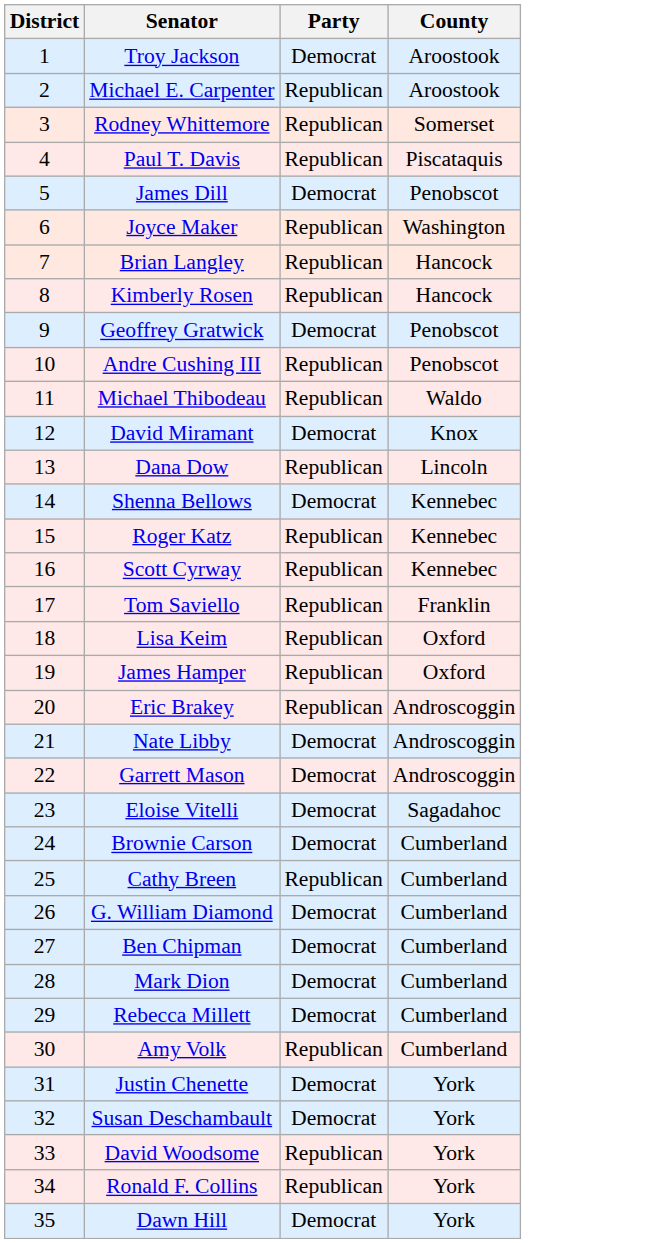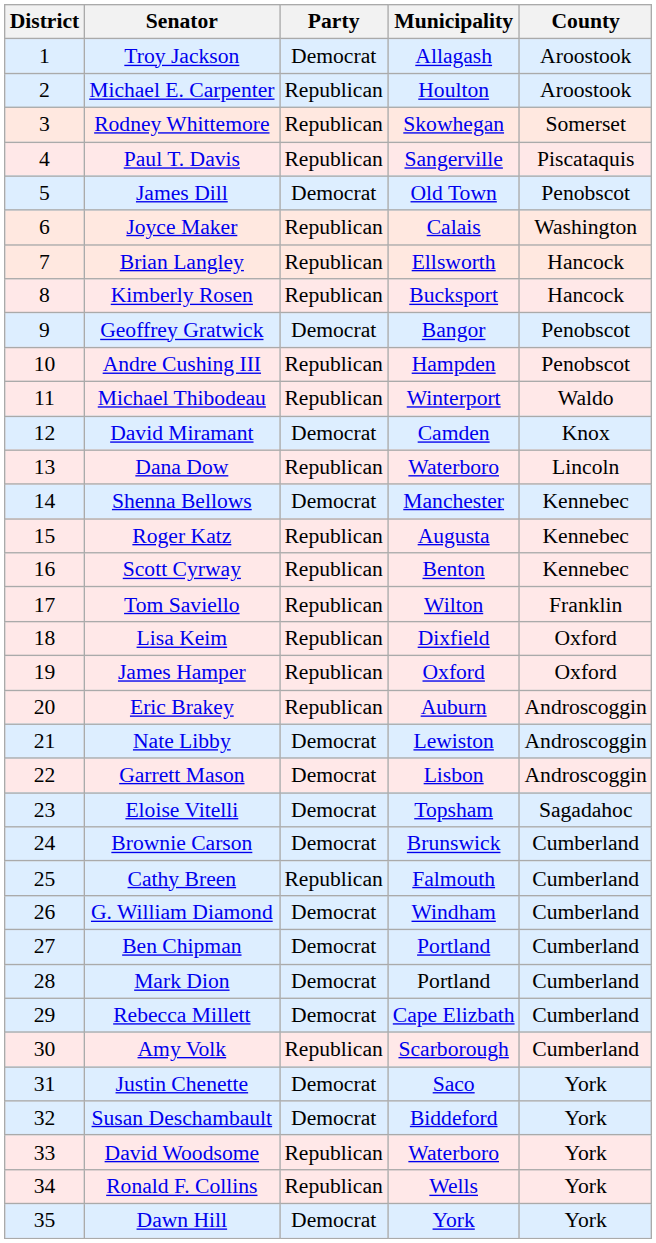+ column: (454, 21)
